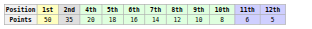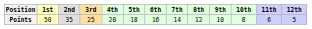+ column: (91, 9)
